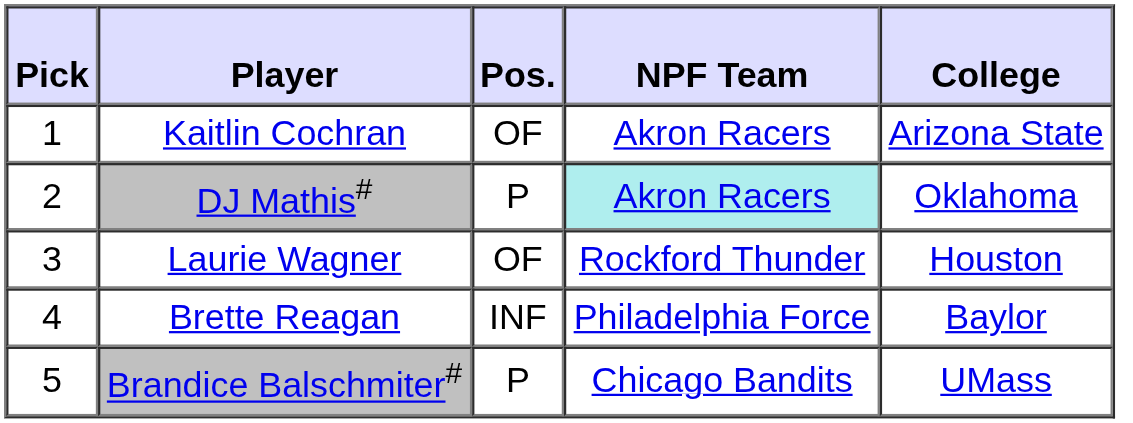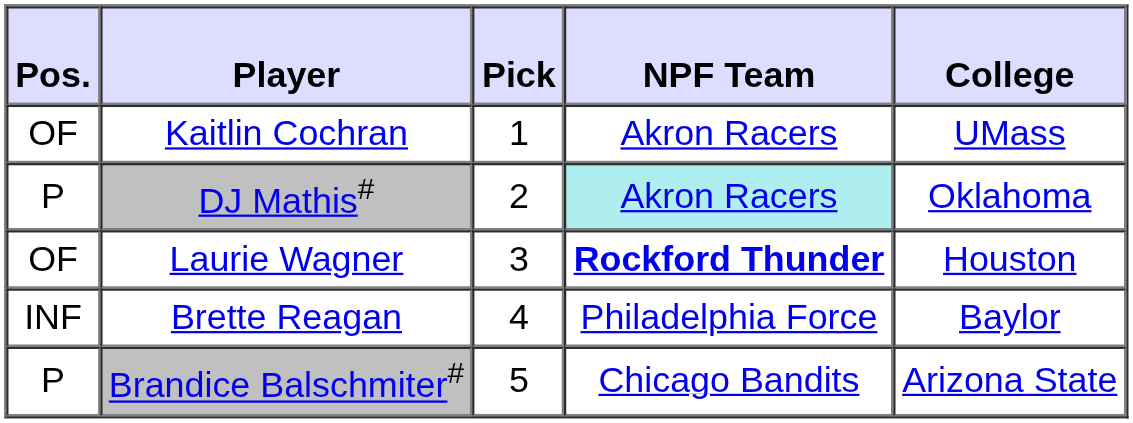columns swapped: (52, 75) <-> (518, 75)
(996, 133) Arizona State -> (1010, 133) UMass
(722, 259) normal -> (729, 259) bold
(996, 380) UMass -> (1010, 380) Arizona State
